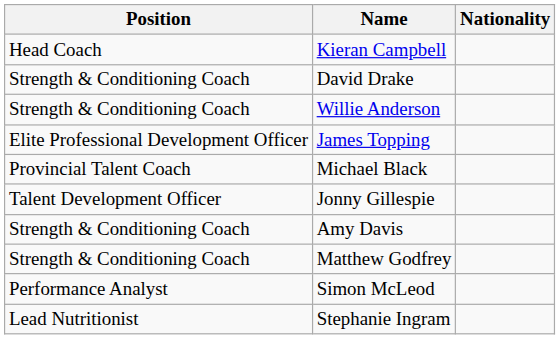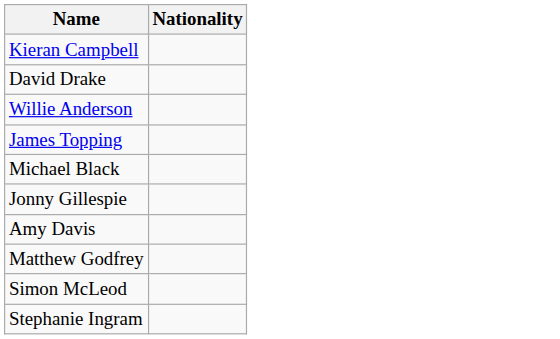- column: (158, 19)
